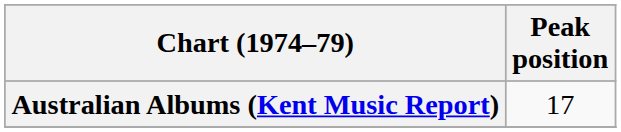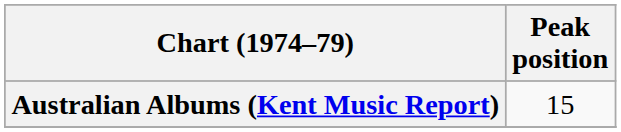(560, 103) 17 -> (560, 103) 15
